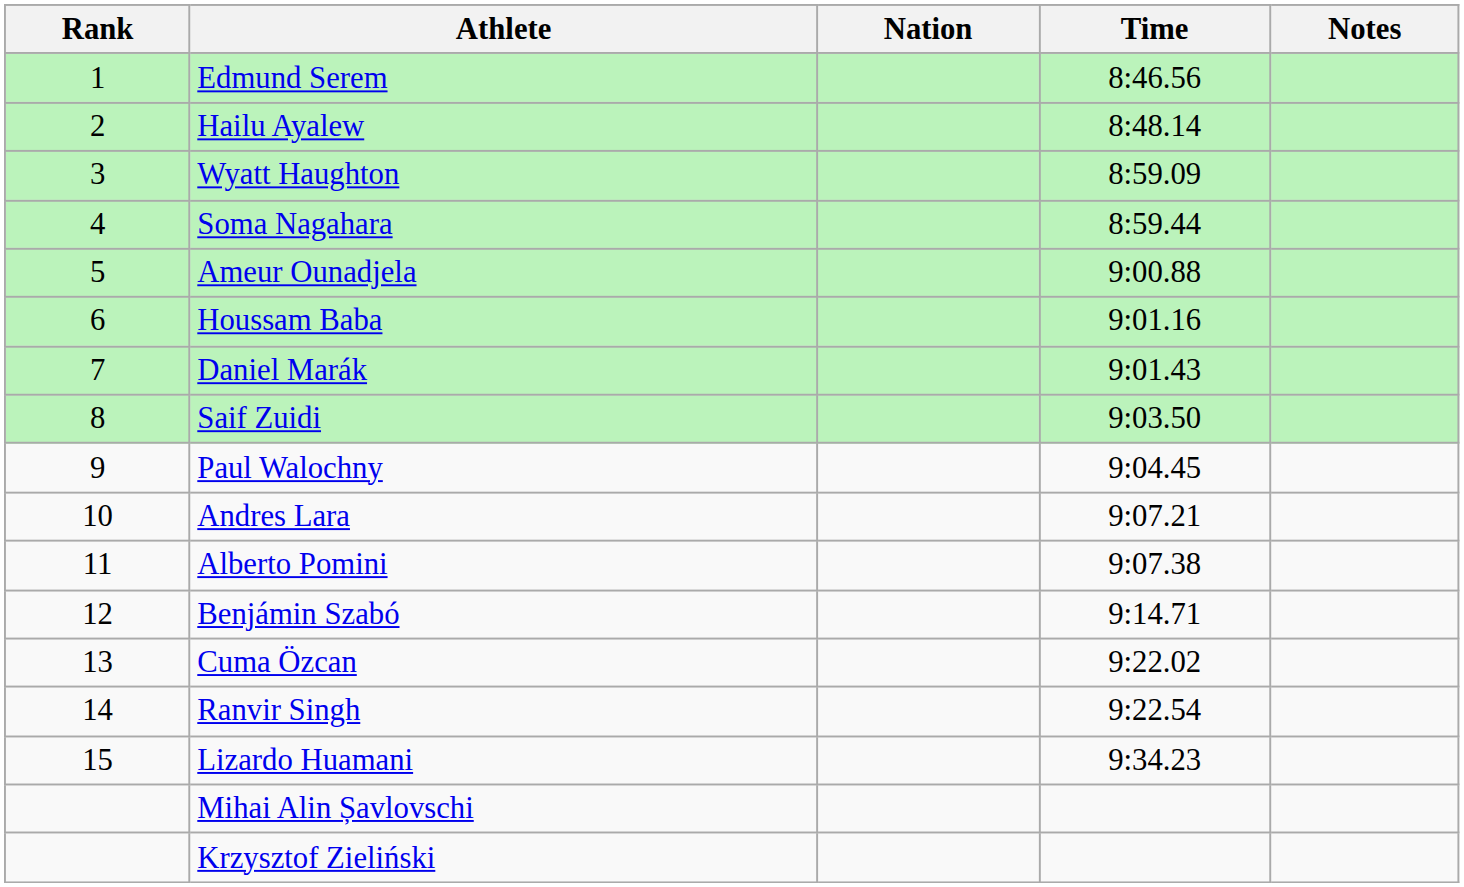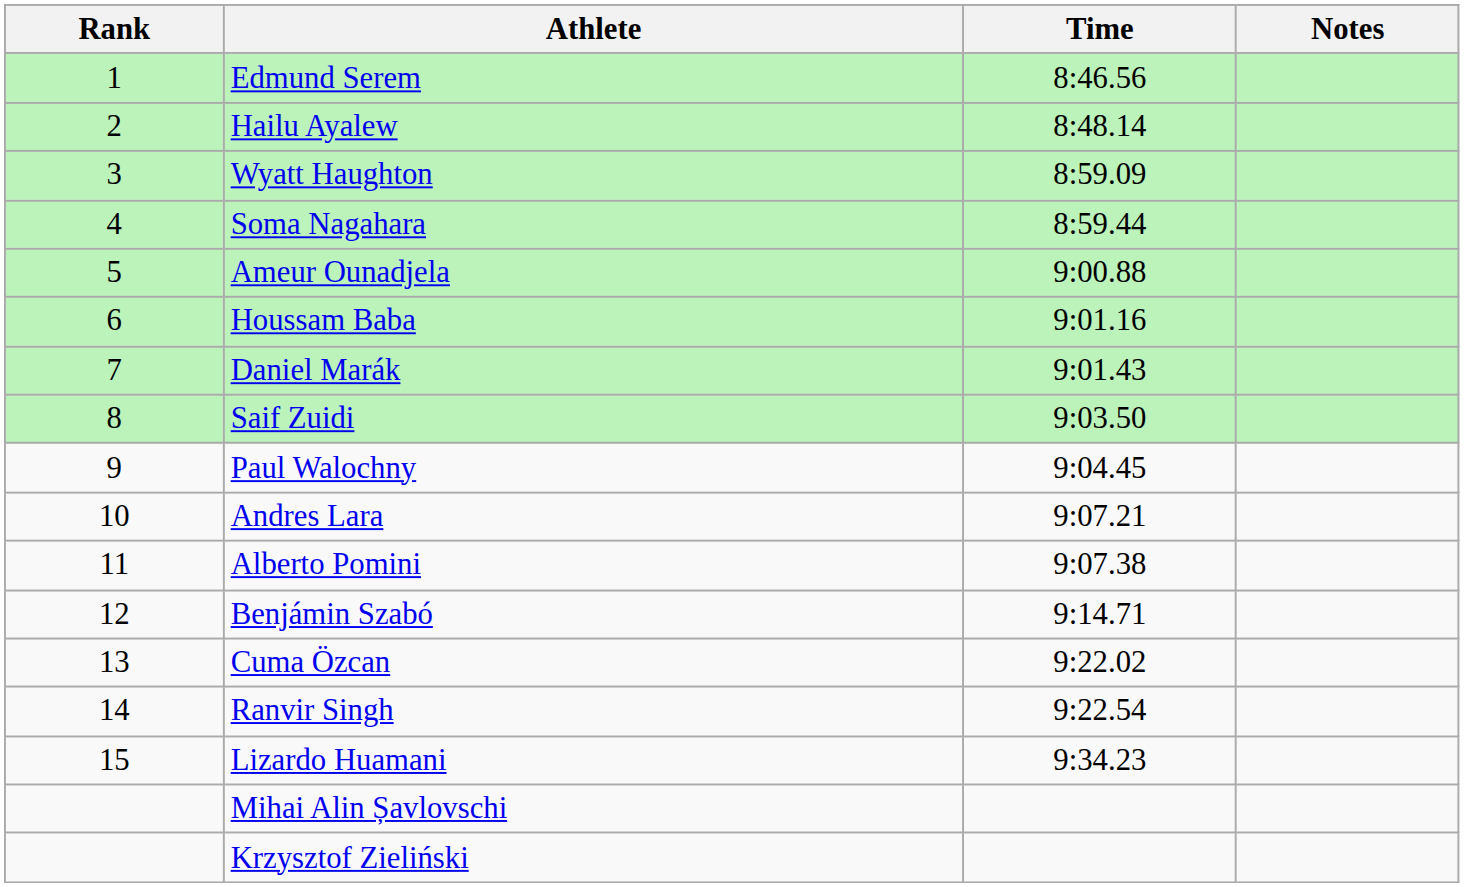- column: (928, 28)
